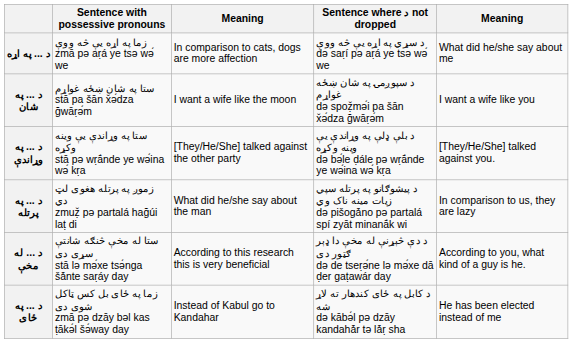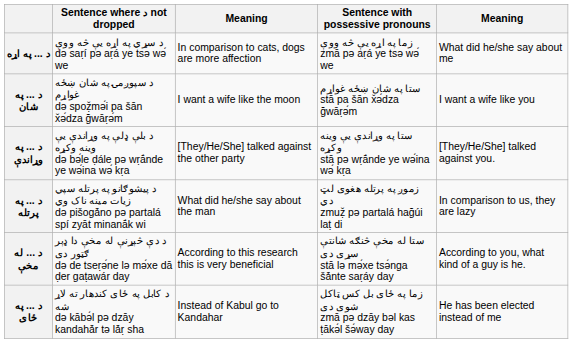columns swapped: (375, 19) <-> (112, 18)
